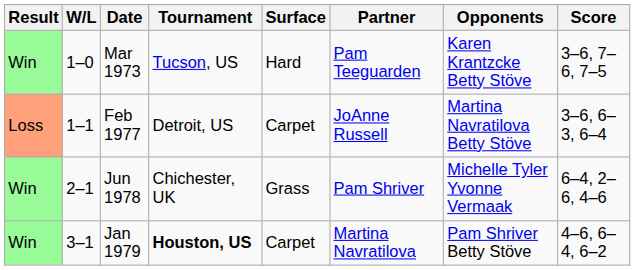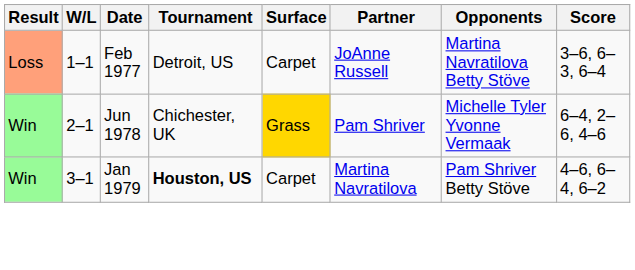- row: (122, 62)
(287, 188) no background -> (288, 125) gold background
